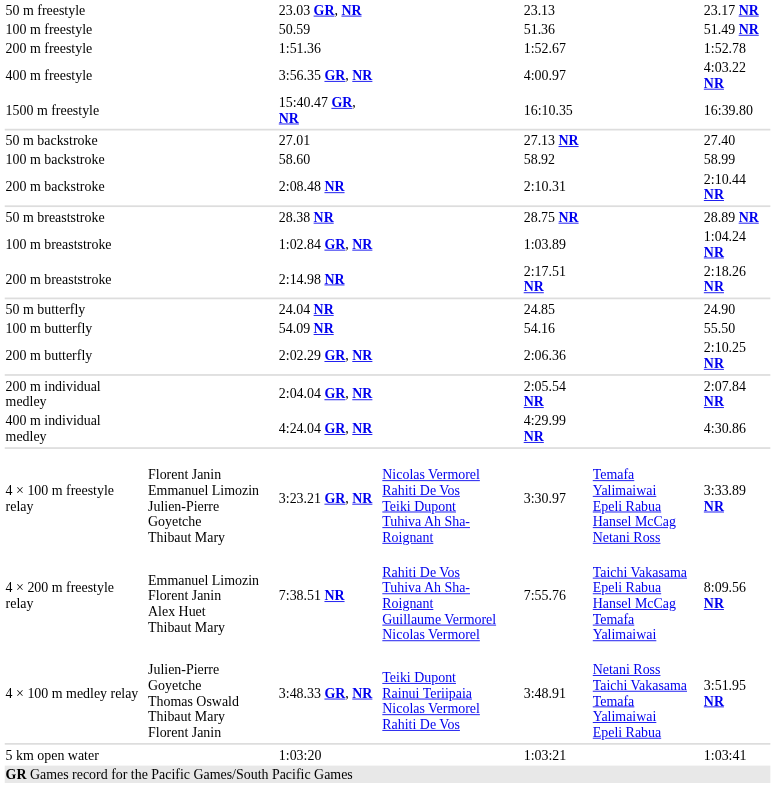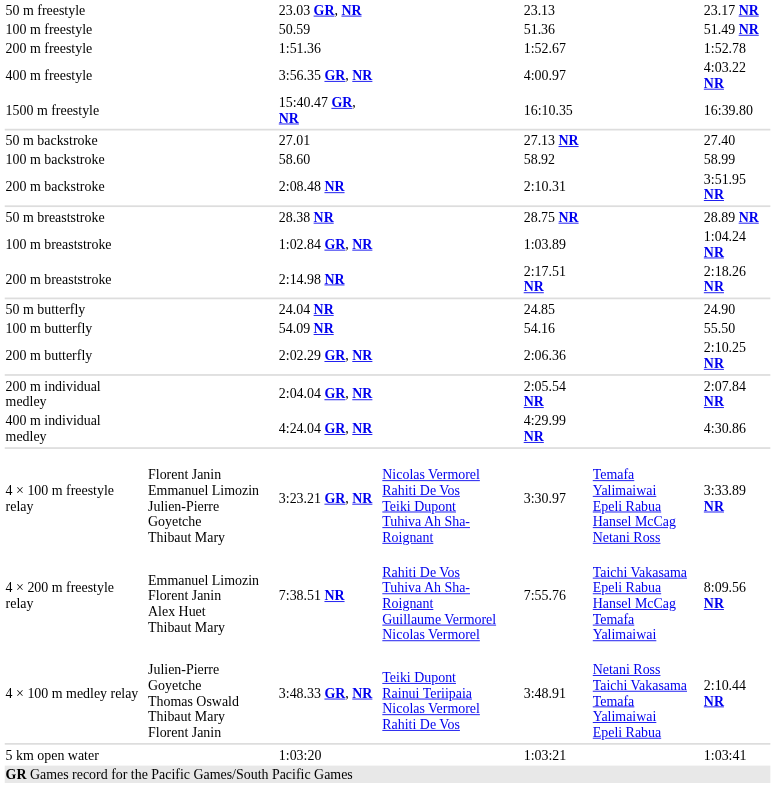(725, 187) 2:10.44 NR -> (725, 187) 3:51.95 NR
(725, 693) 3:51.95 NR -> (725, 693) 2:10.44 NR
